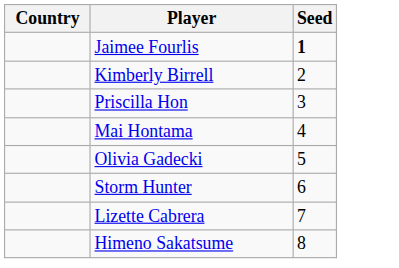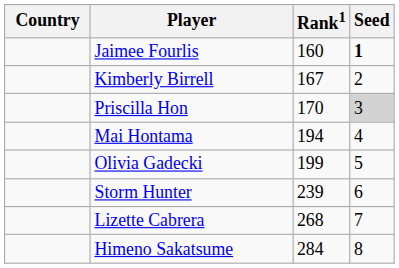+ column: (321, 20)
(301, 103) no background -> (358, 107) lightgrey background
